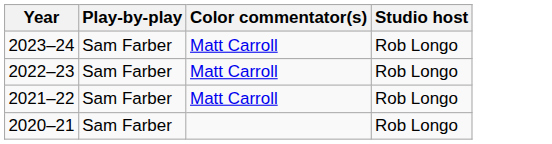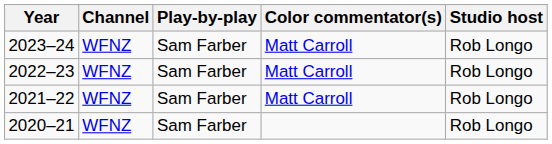+ column: (116, 17)
